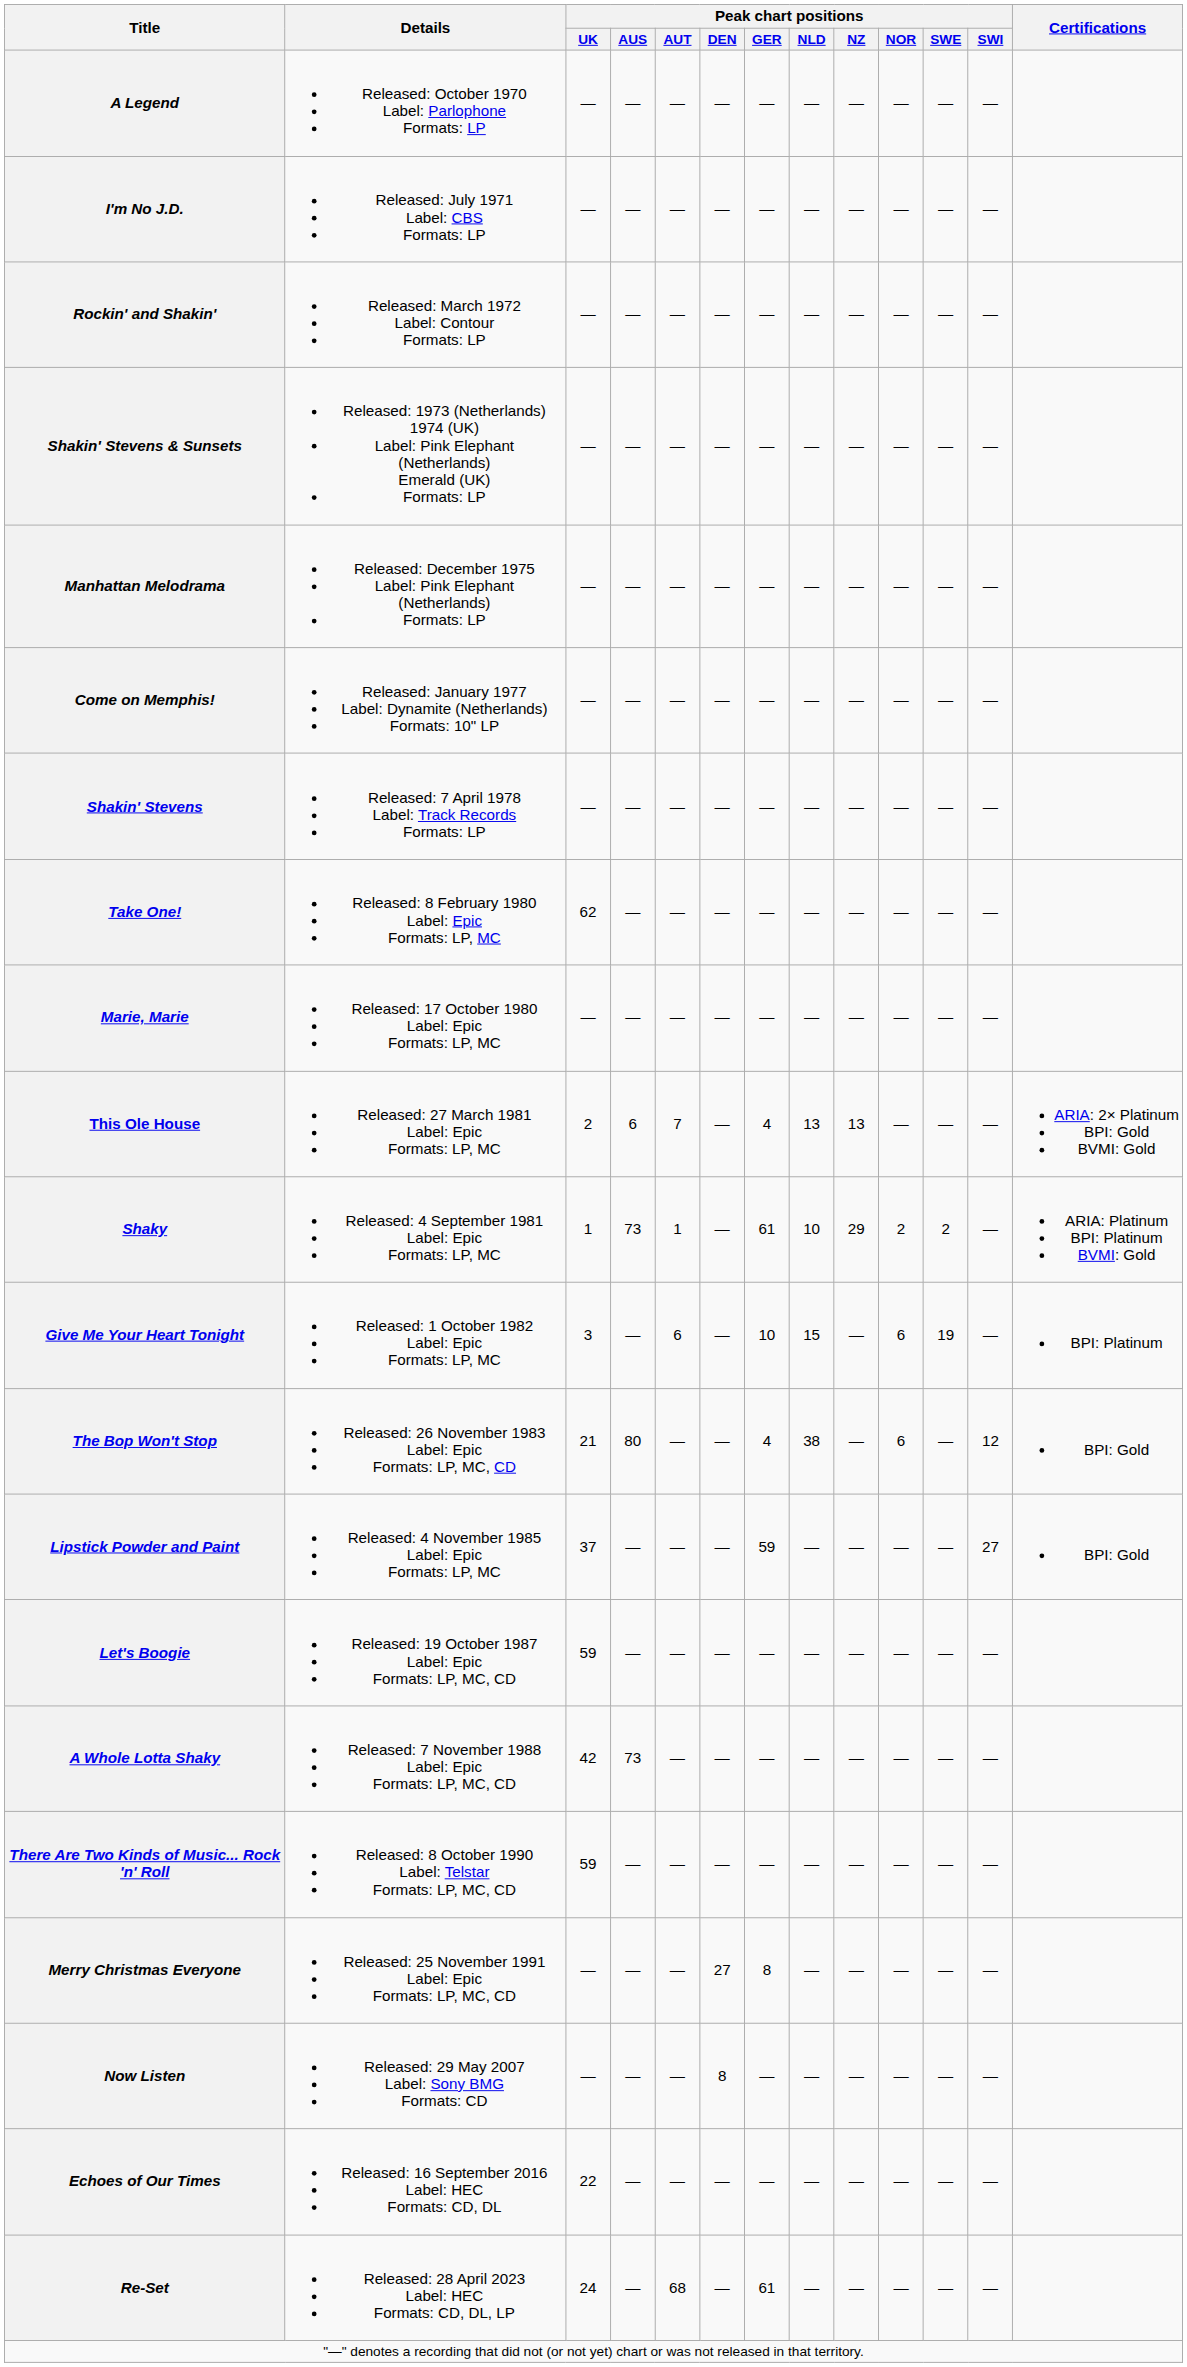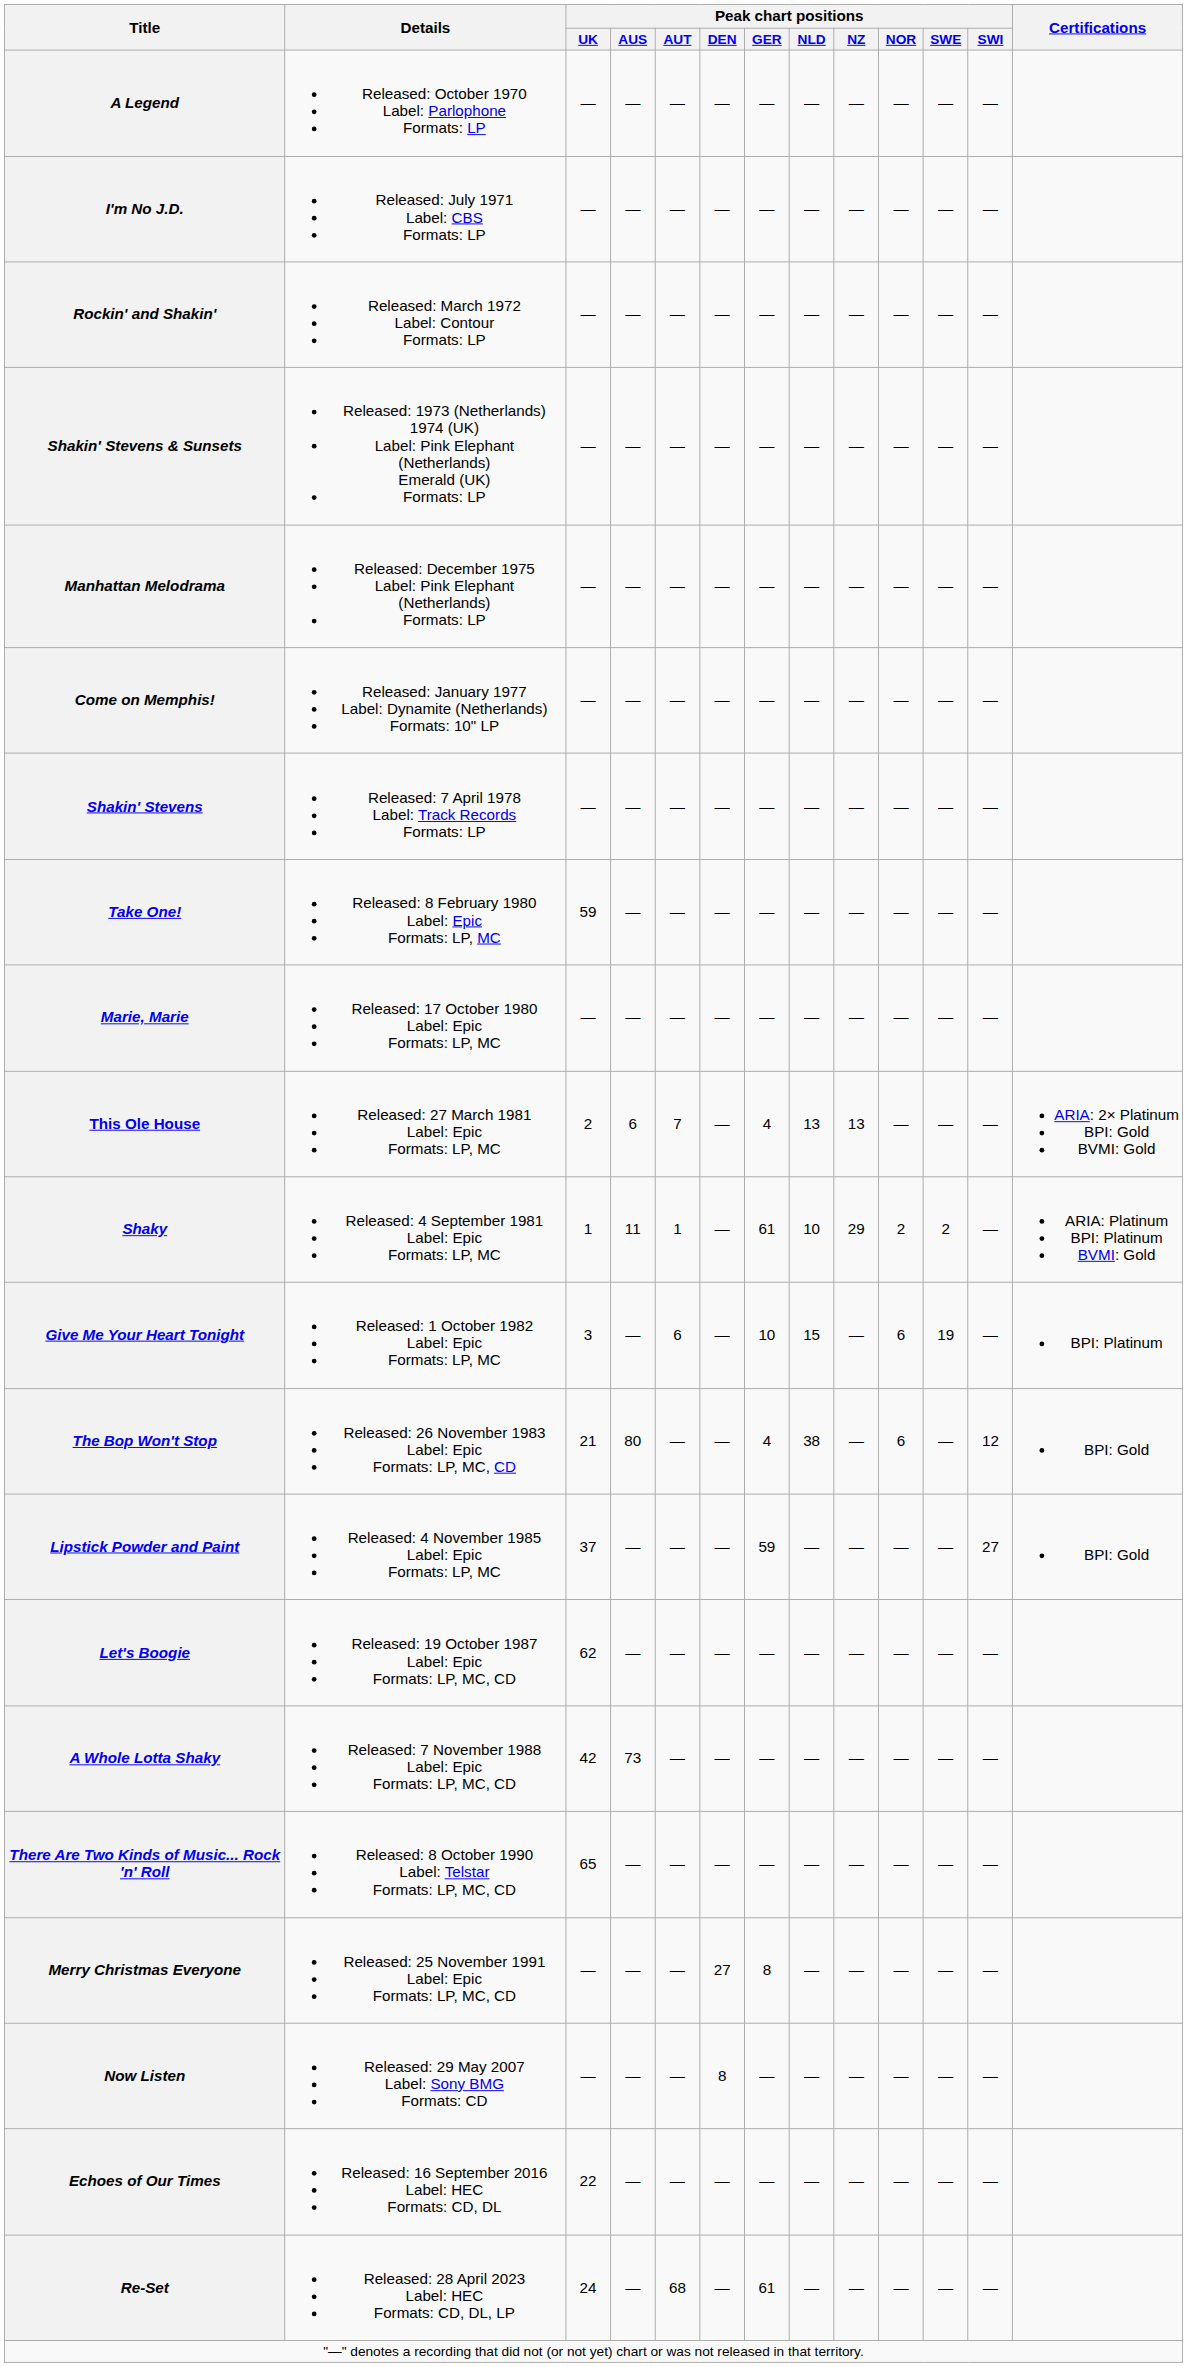(588, 912) 62 -> (588, 912) 59
(633, 1229) 73 -> (633, 1229) 11
(588, 1652) 59 -> (588, 1652) 62
(588, 1864) 59 -> (588, 1864) 65
